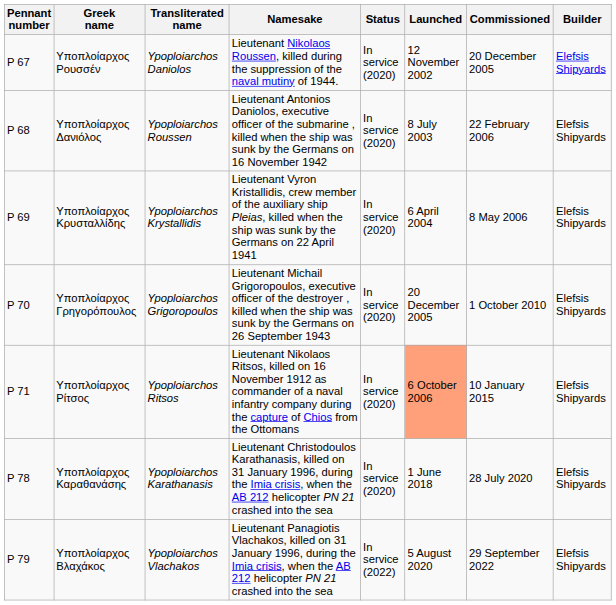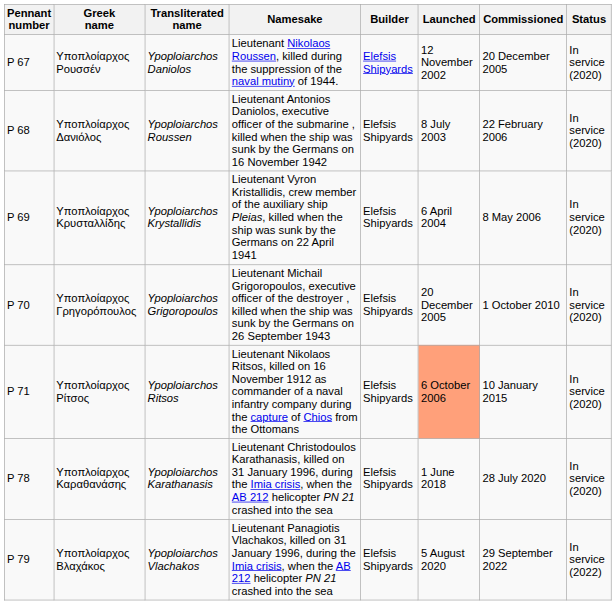columns swapped: (582, 19) <-> (383, 19)
